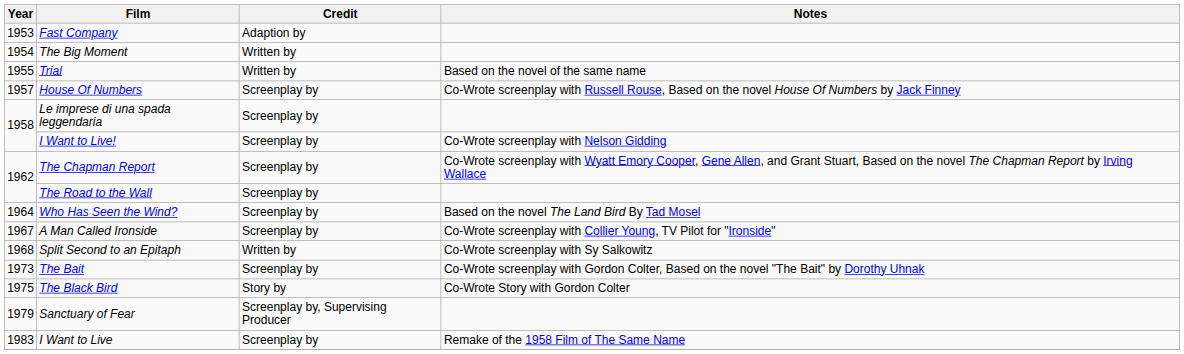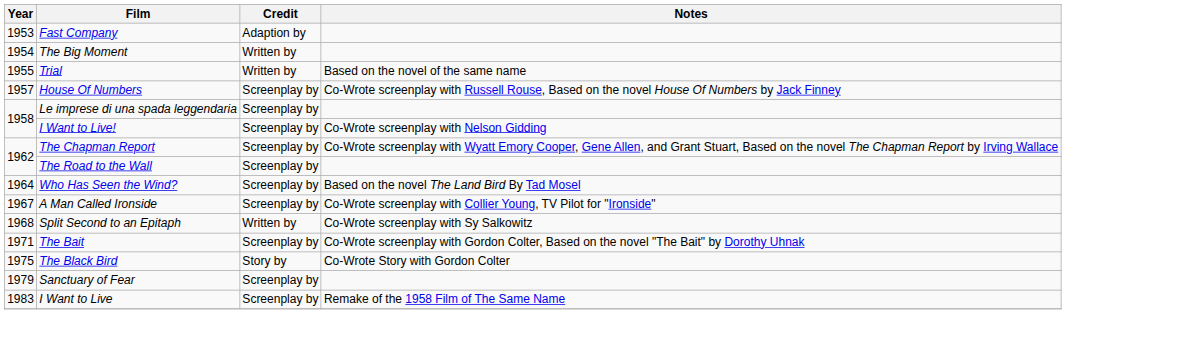(20, 269) 1973 -> (20, 242) 1971
(314, 314) Screenplay by, Supervising Producer -> (280, 280) Screenplay by
